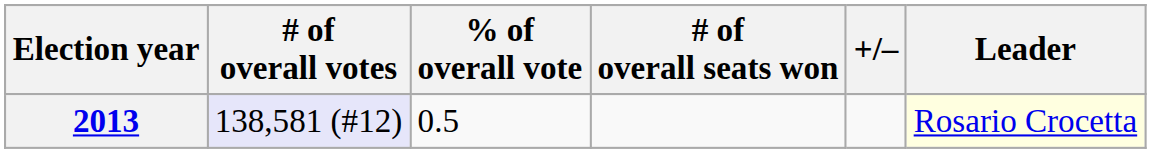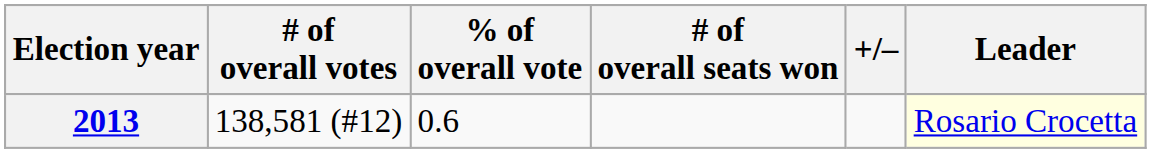(308, 120) lavender background -> (308, 120) no background
(438, 120) 0.5 -> (438, 120) 0.6
